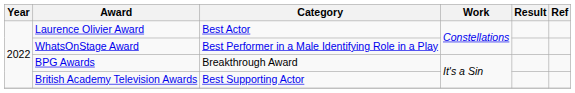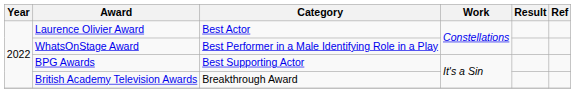(250, 63) Breakthrough Award -> (253, 63) Best Supporting Actor
(253, 79) Best Supporting Actor -> (250, 79) Breakthrough Award
